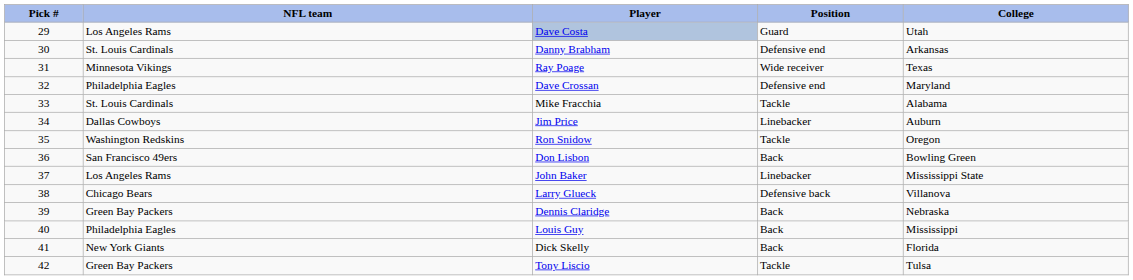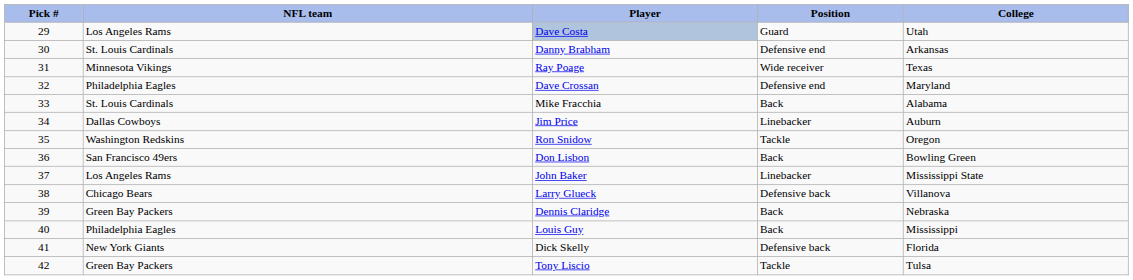(775, 103) Tackle -> (772, 103) Back
(772, 247) Back -> (795, 247) Defensive back
